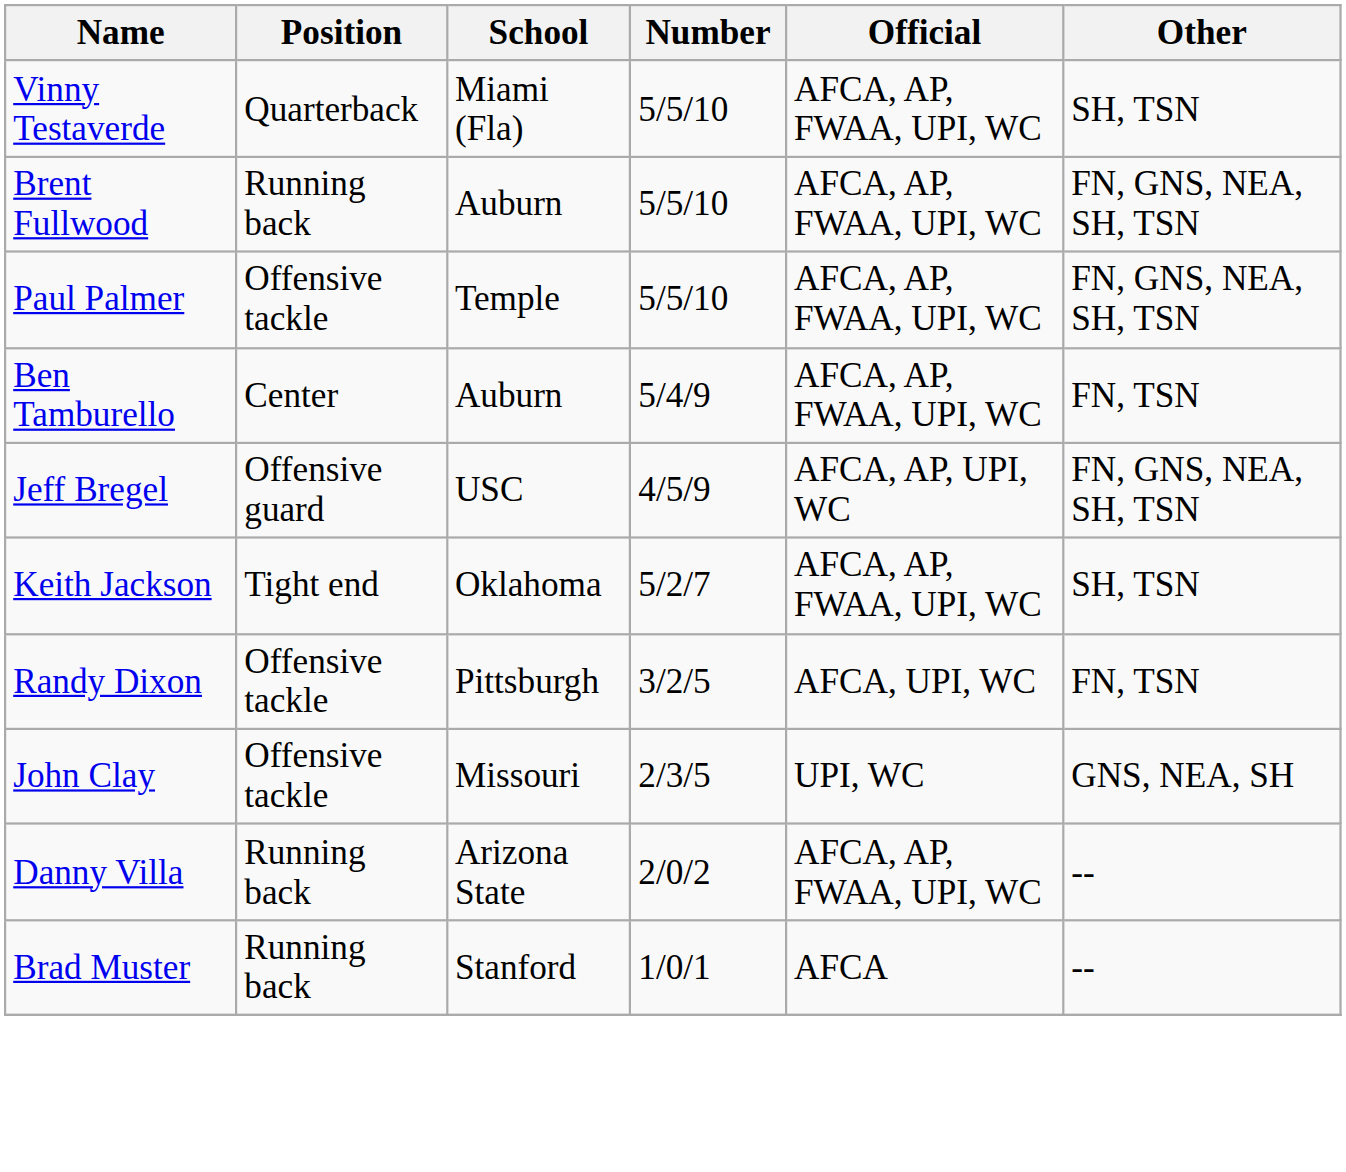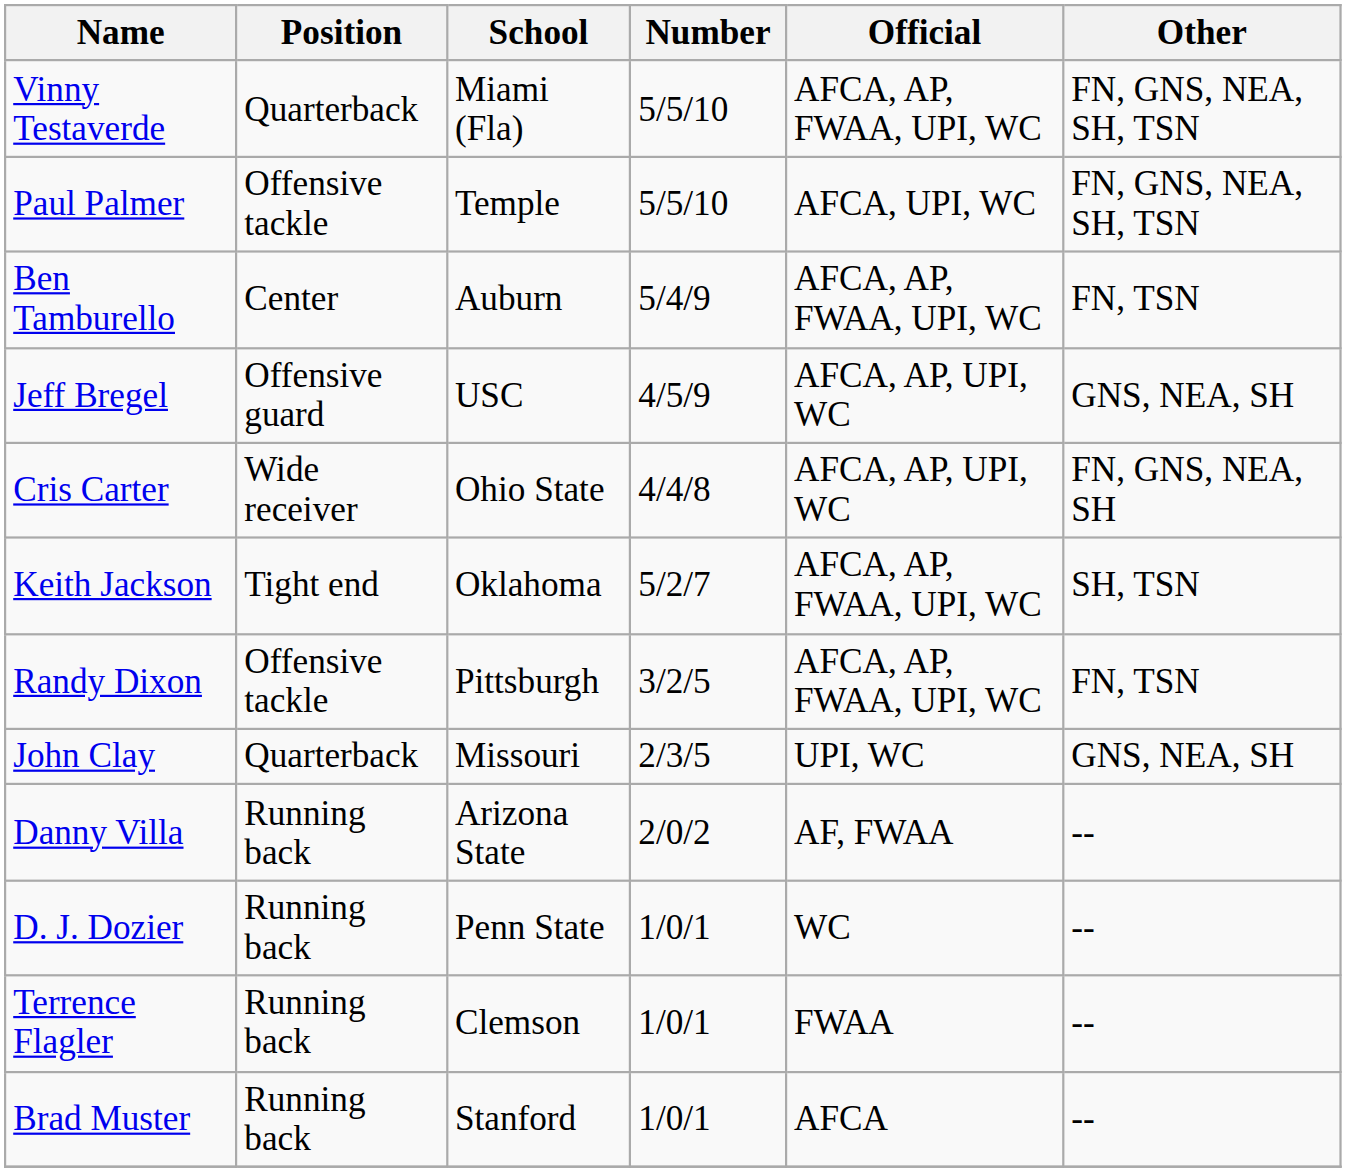(1136, 108) SH, TSN -> (1187, 108) FN, GNS, NEA, SH, TSN
- row: (81, 203)
(918, 298) AFCA, AP, FWAA, UPI, WC -> (915, 203) AFCA, UPI, WC
(1187, 489) FN, GNS, NEA, SH, TSN -> (1183, 394) GNS, NEA, SH
+ row: (91, 489)
(915, 680) AFCA, UPI, WC -> (918, 680) AFCA, AP, FWAA, UPI, WC
(313, 776) Offensive tackle -> (331, 756) Quarterback
(918, 871) AFCA, AP, FWAA, UPI, WC -> (874, 831) AF, FWAA
+ row: (98, 927)
+ row: (75, 1022)
